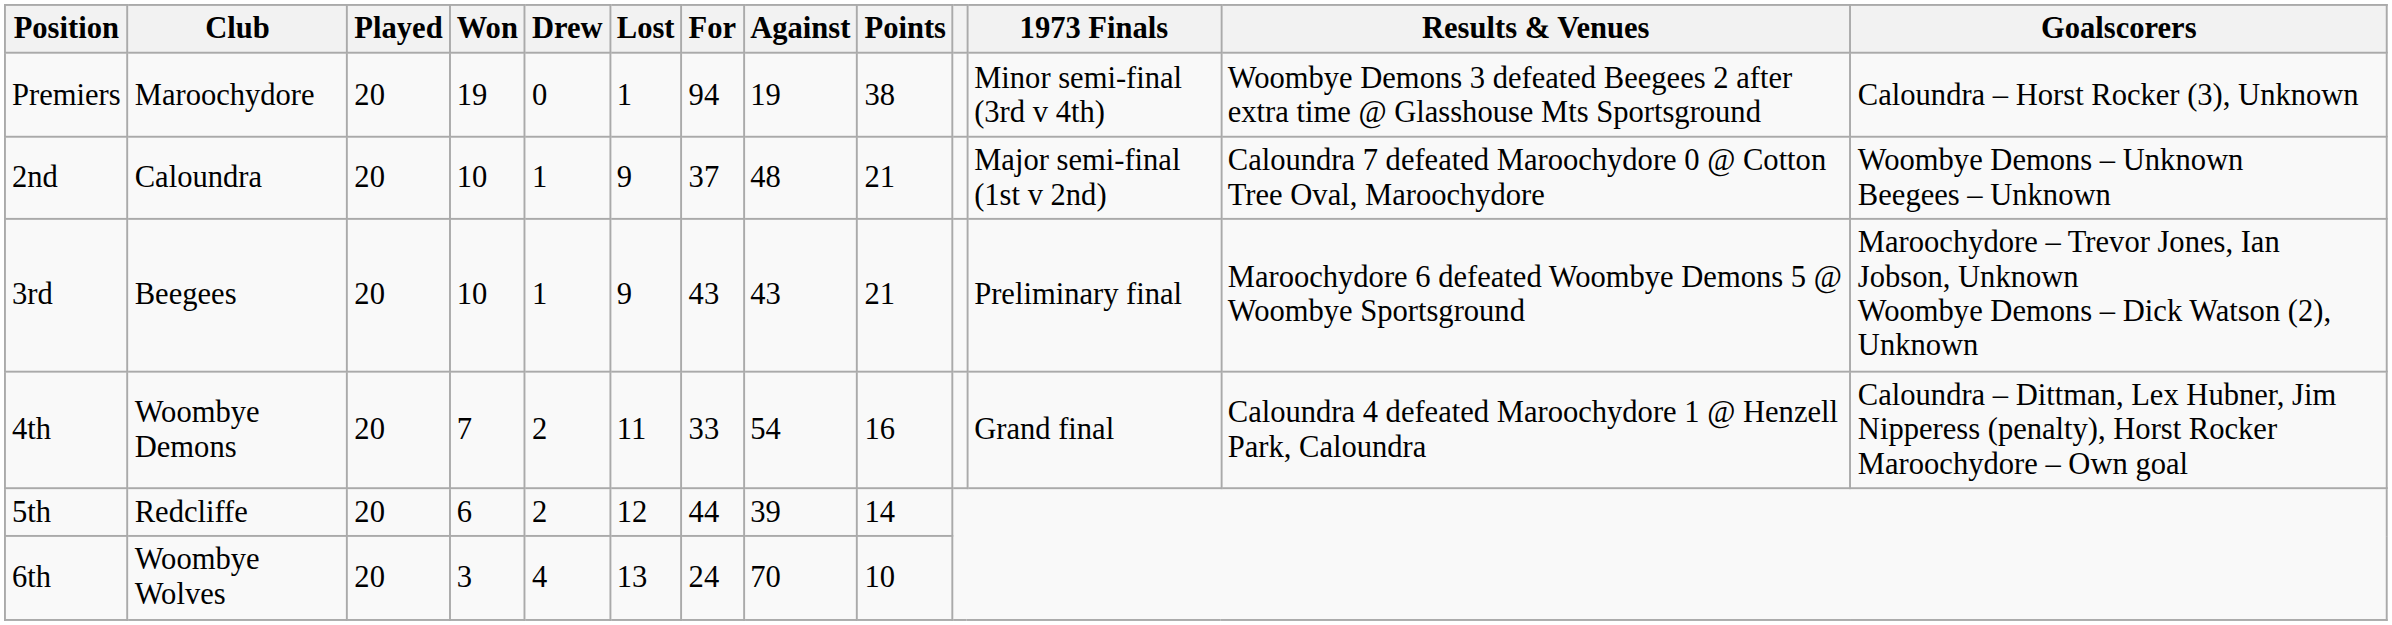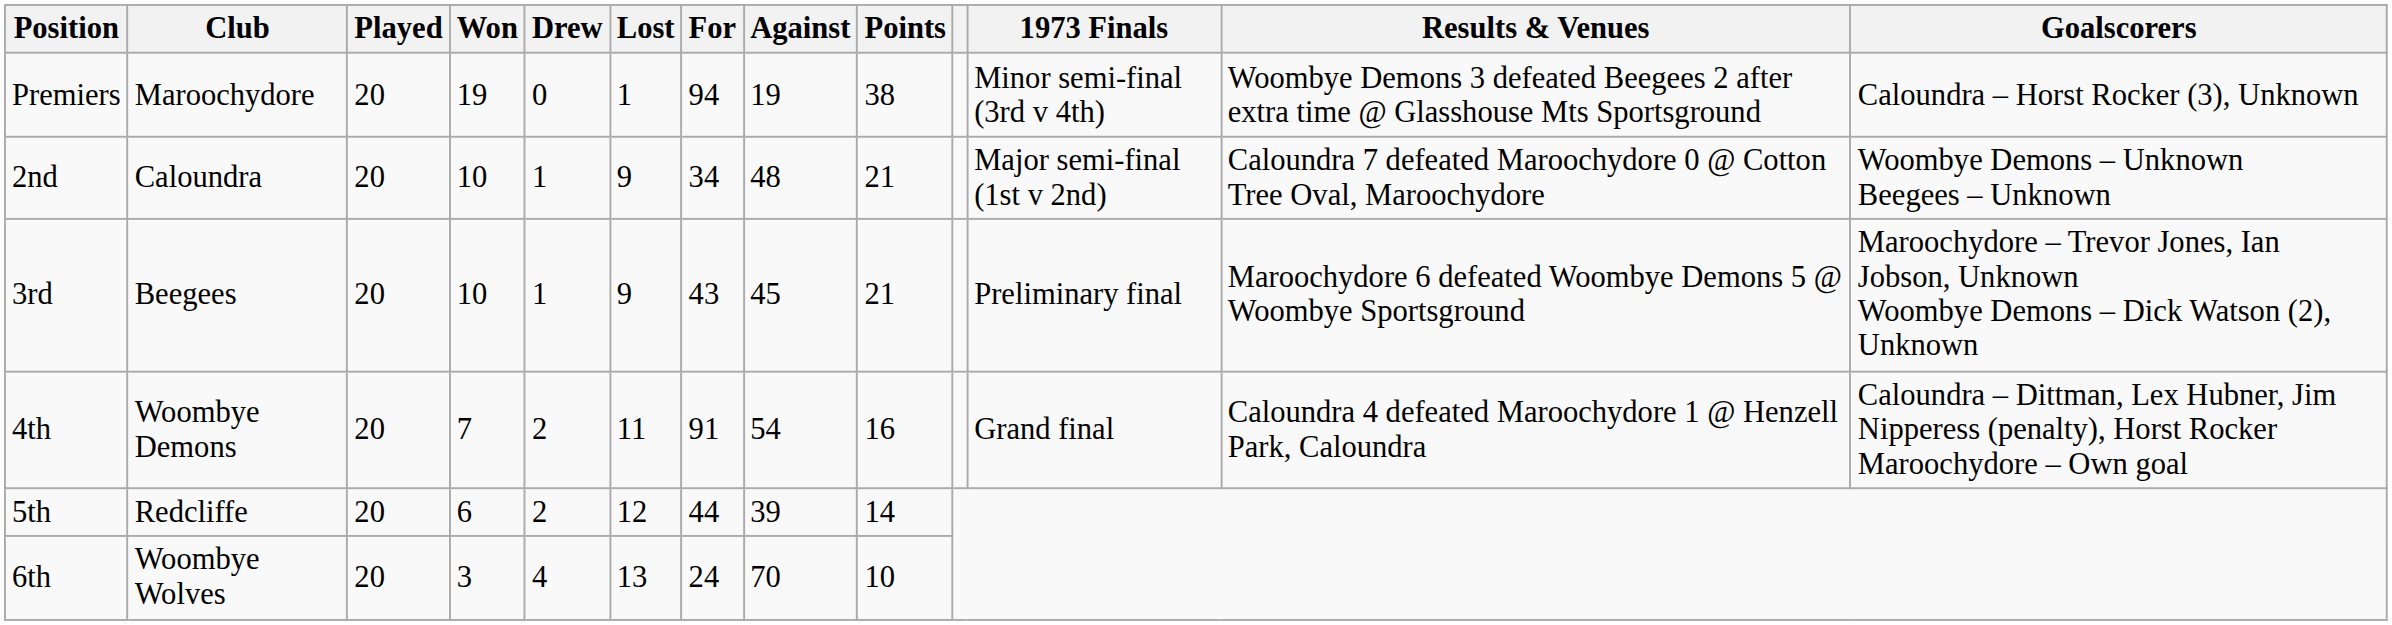(704, 177) 37 -> (704, 177) 34
(765, 294) 43 -> (765, 294) 45
(704, 428) 33 -> (704, 428) 91
